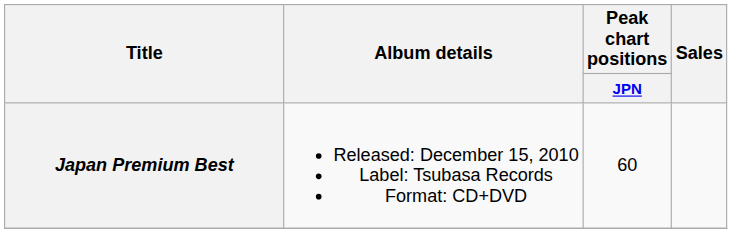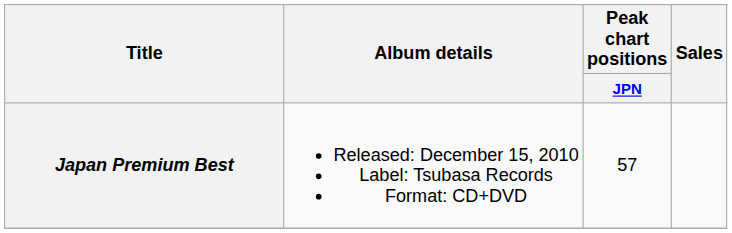(627, 165) 60 -> (627, 165) 57
